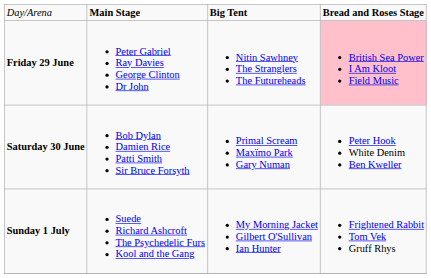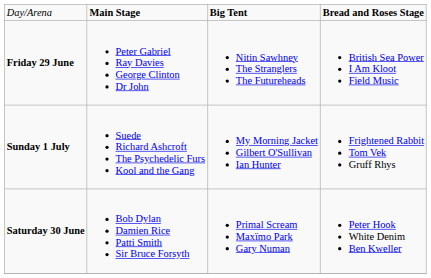(373, 69) pink background -> (373, 69) no background
rows swapped: (46, 147) <-> (38, 231)
